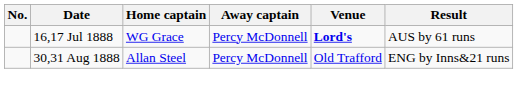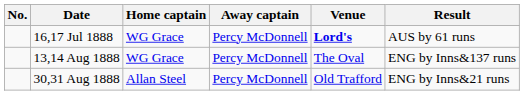+ row: (77, 57)
